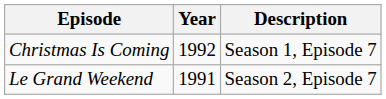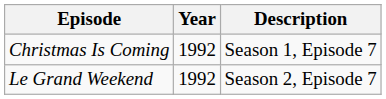(197, 79) 1991 -> (197, 79) 1992
